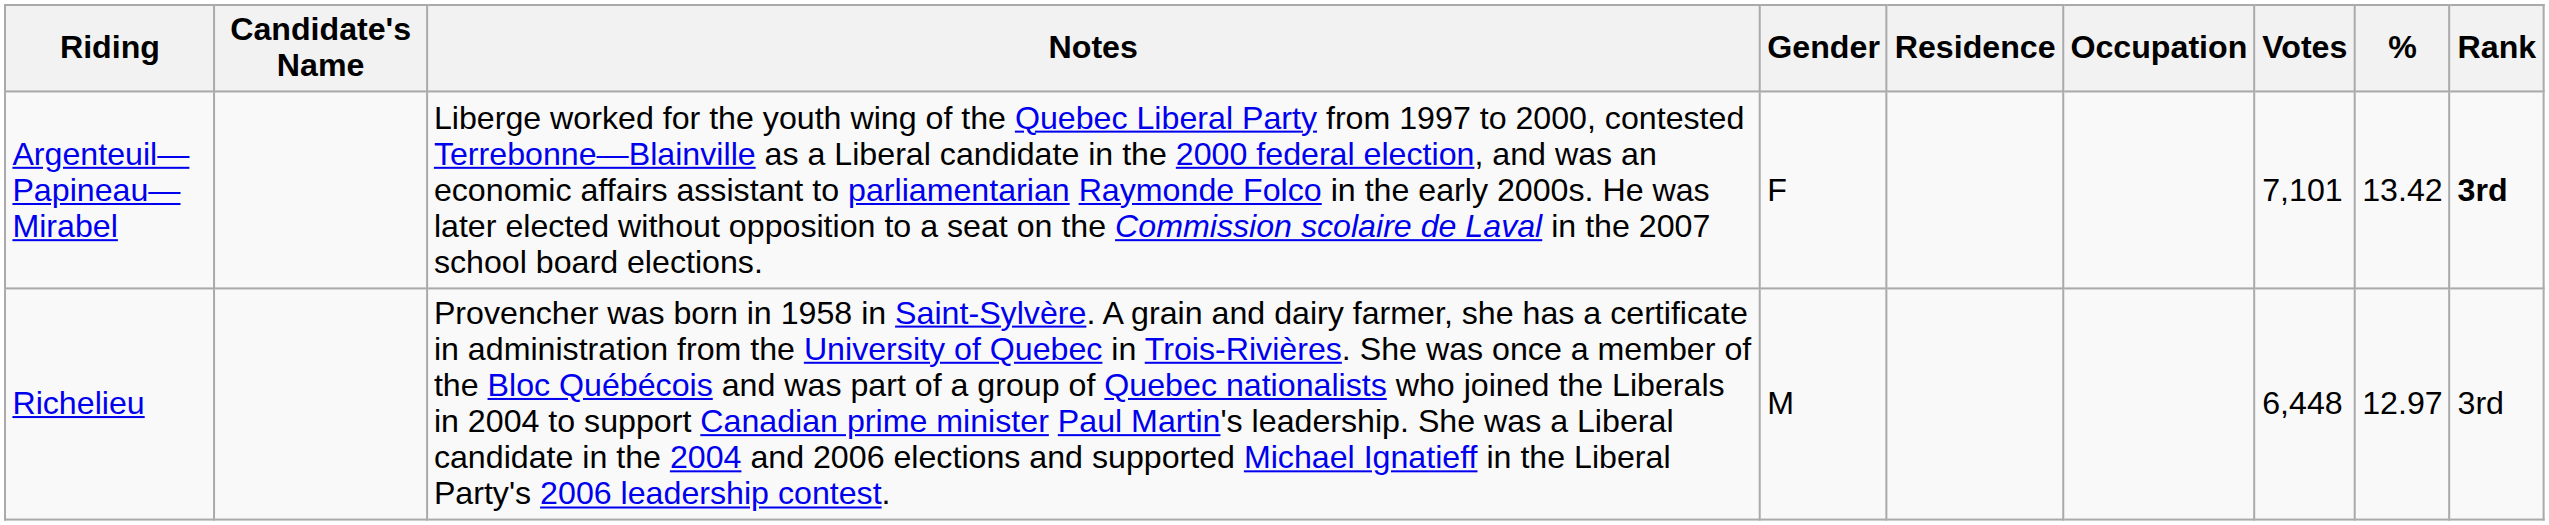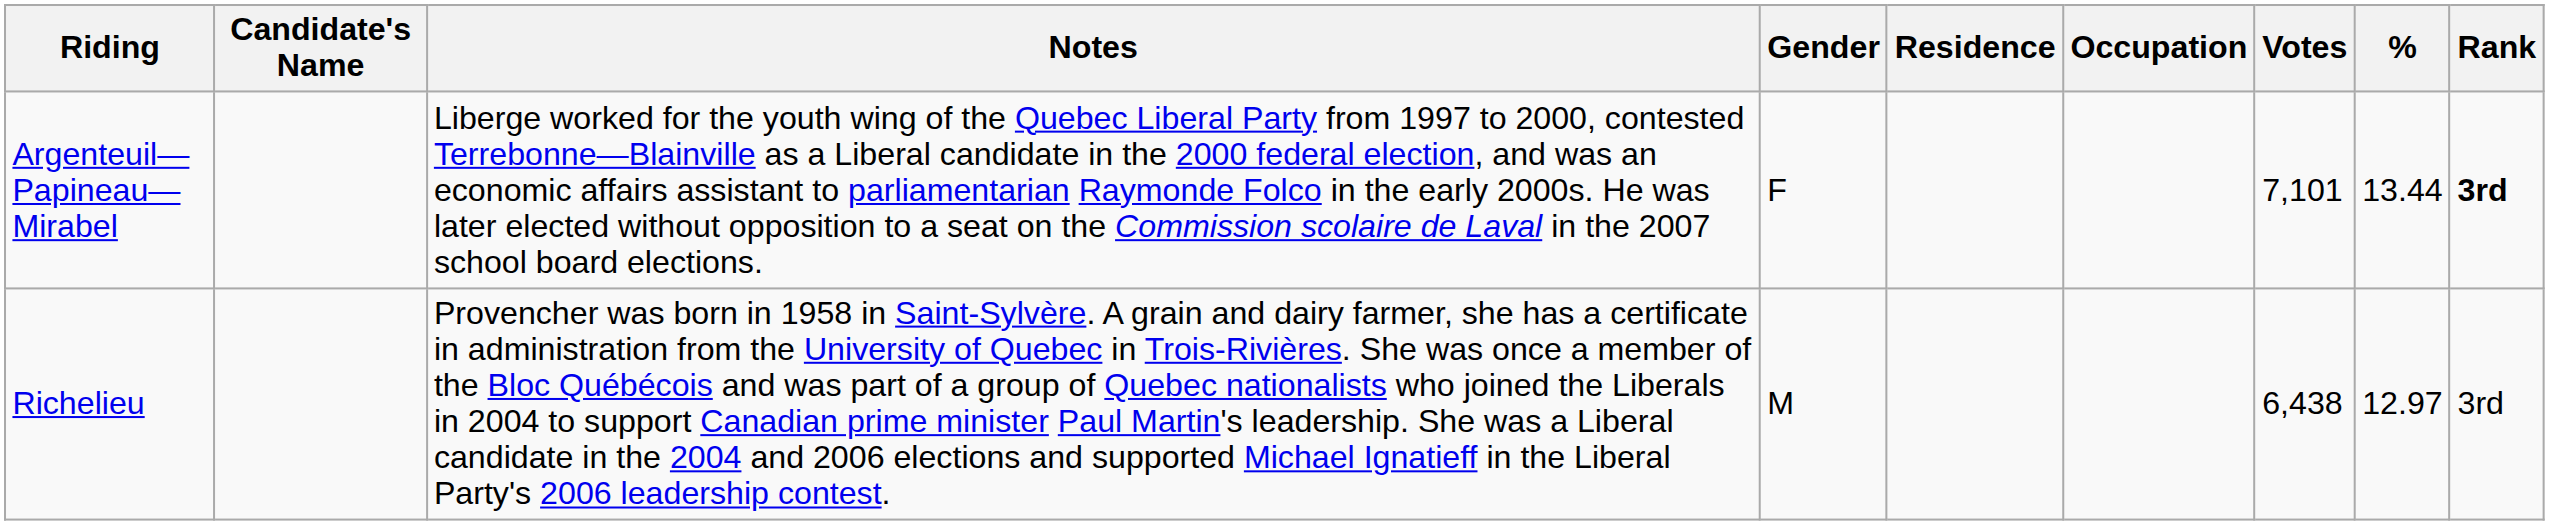(2402, 189) 13.42 -> (2402, 189) 13.44
(2302, 403) 6,448 -> (2302, 403) 6,438
